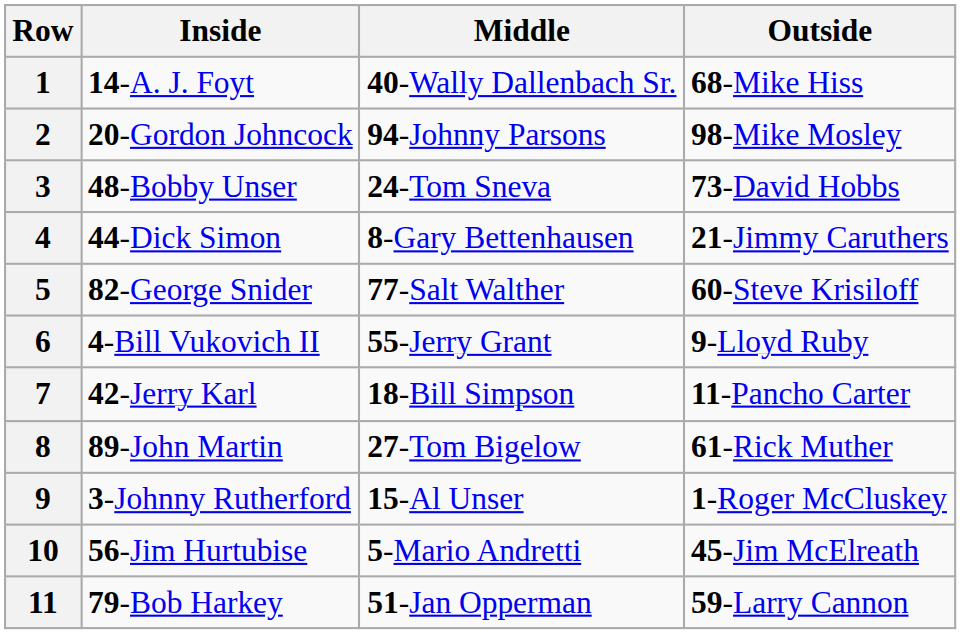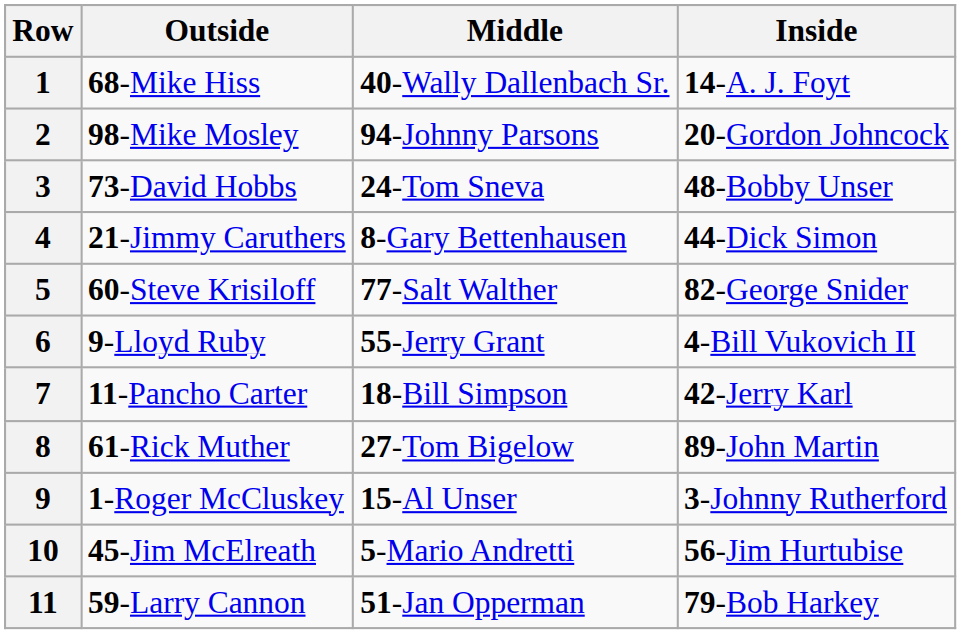columns swapped: (220, 30) <-> (820, 30)
